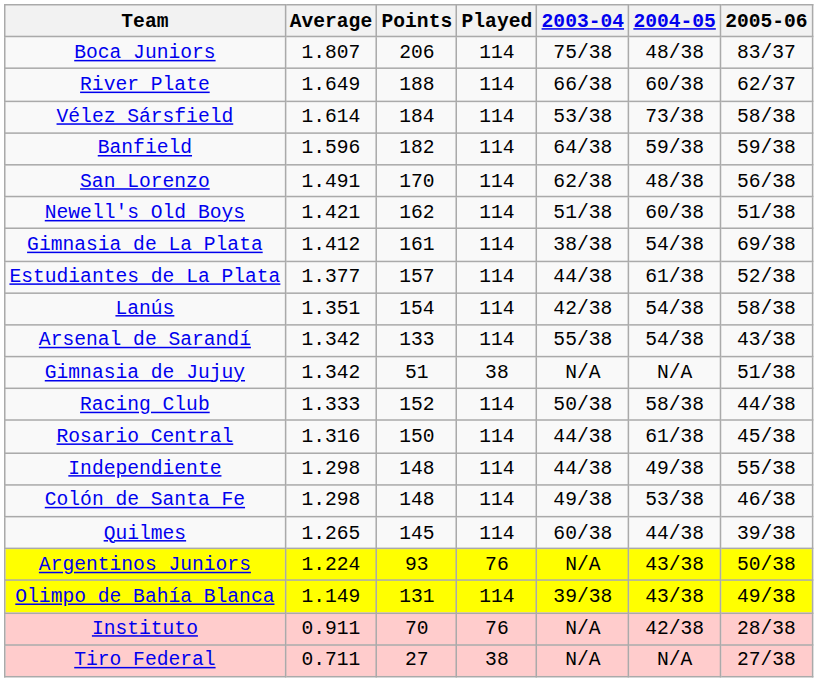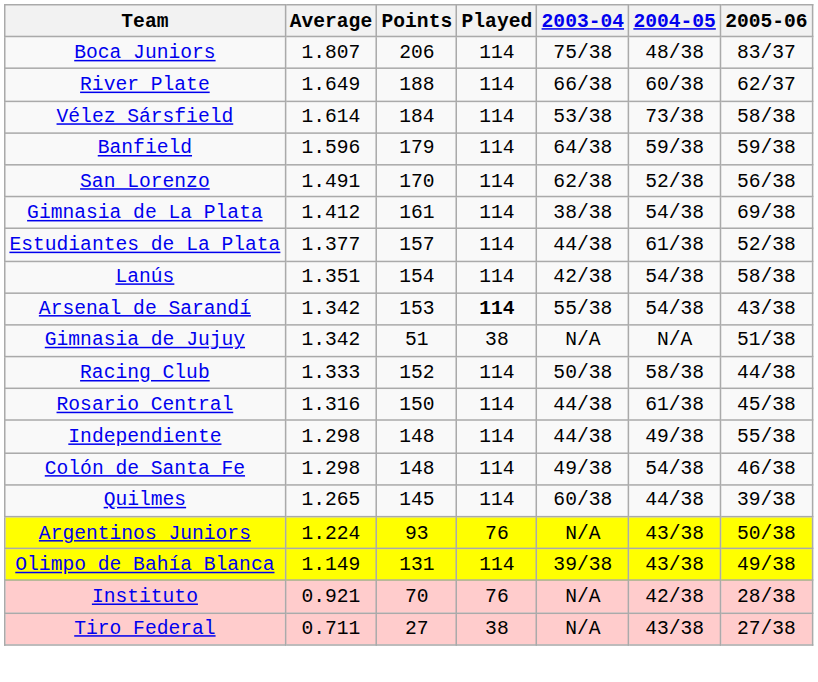(417, 149) 182 -> (417, 149) 179
(675, 181) 48/38 -> (675, 181) 52/38
- row: (145, 213)
(417, 341) 133 -> (417, 309) 153
(497, 341) normal -> (497, 309) bold
(675, 501) 53/38 -> (675, 469) 54/38
(331, 629) 0.911 -> (331, 597) 0.921
(675, 661) N/A -> (675, 629) 43/38
